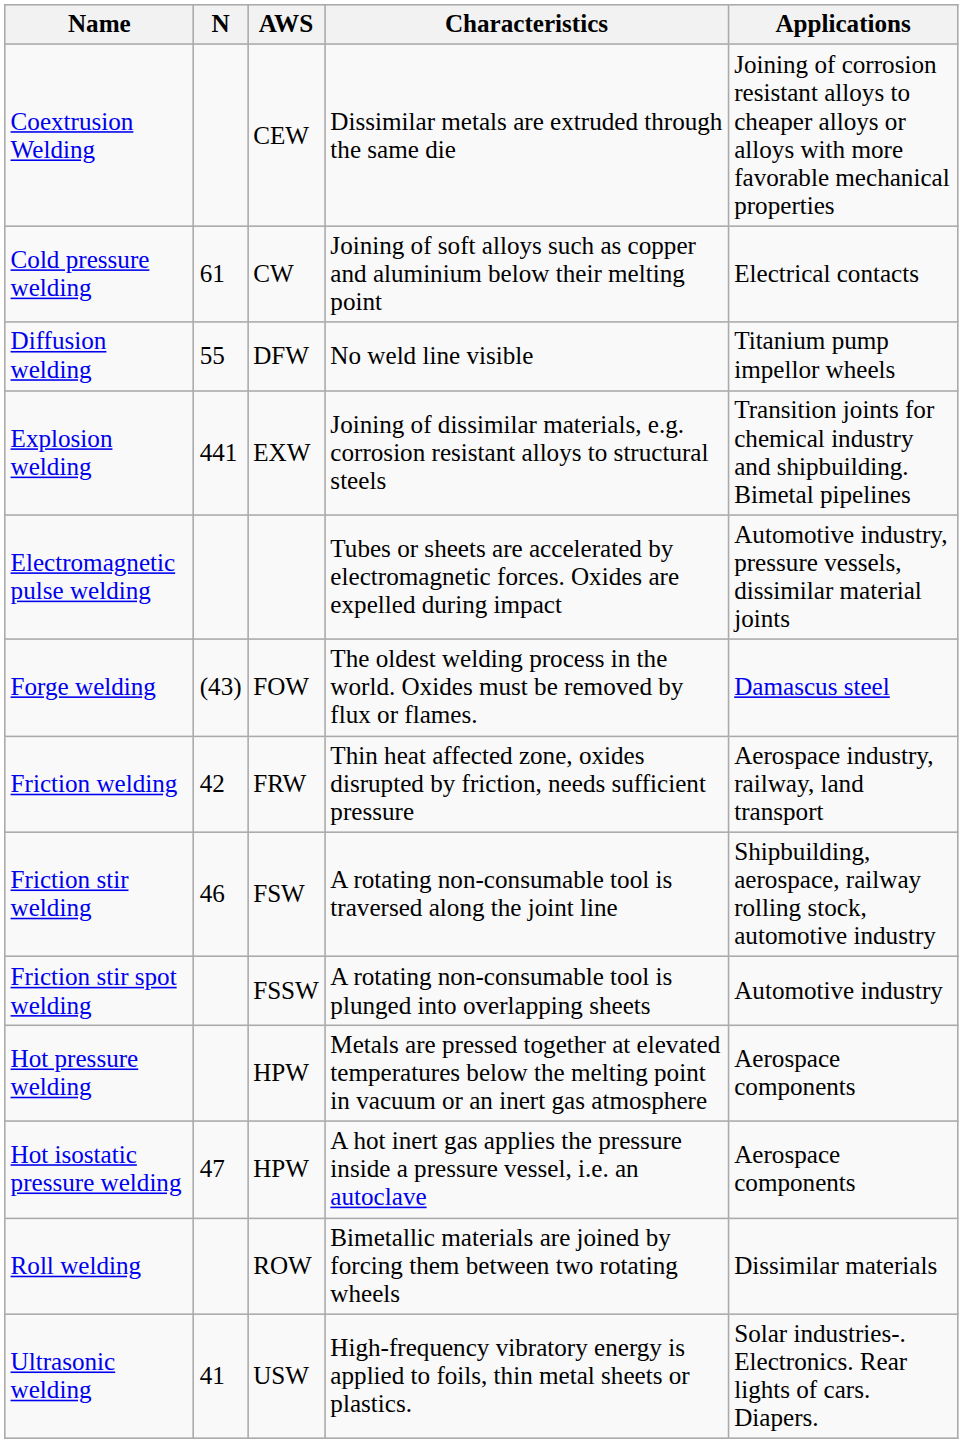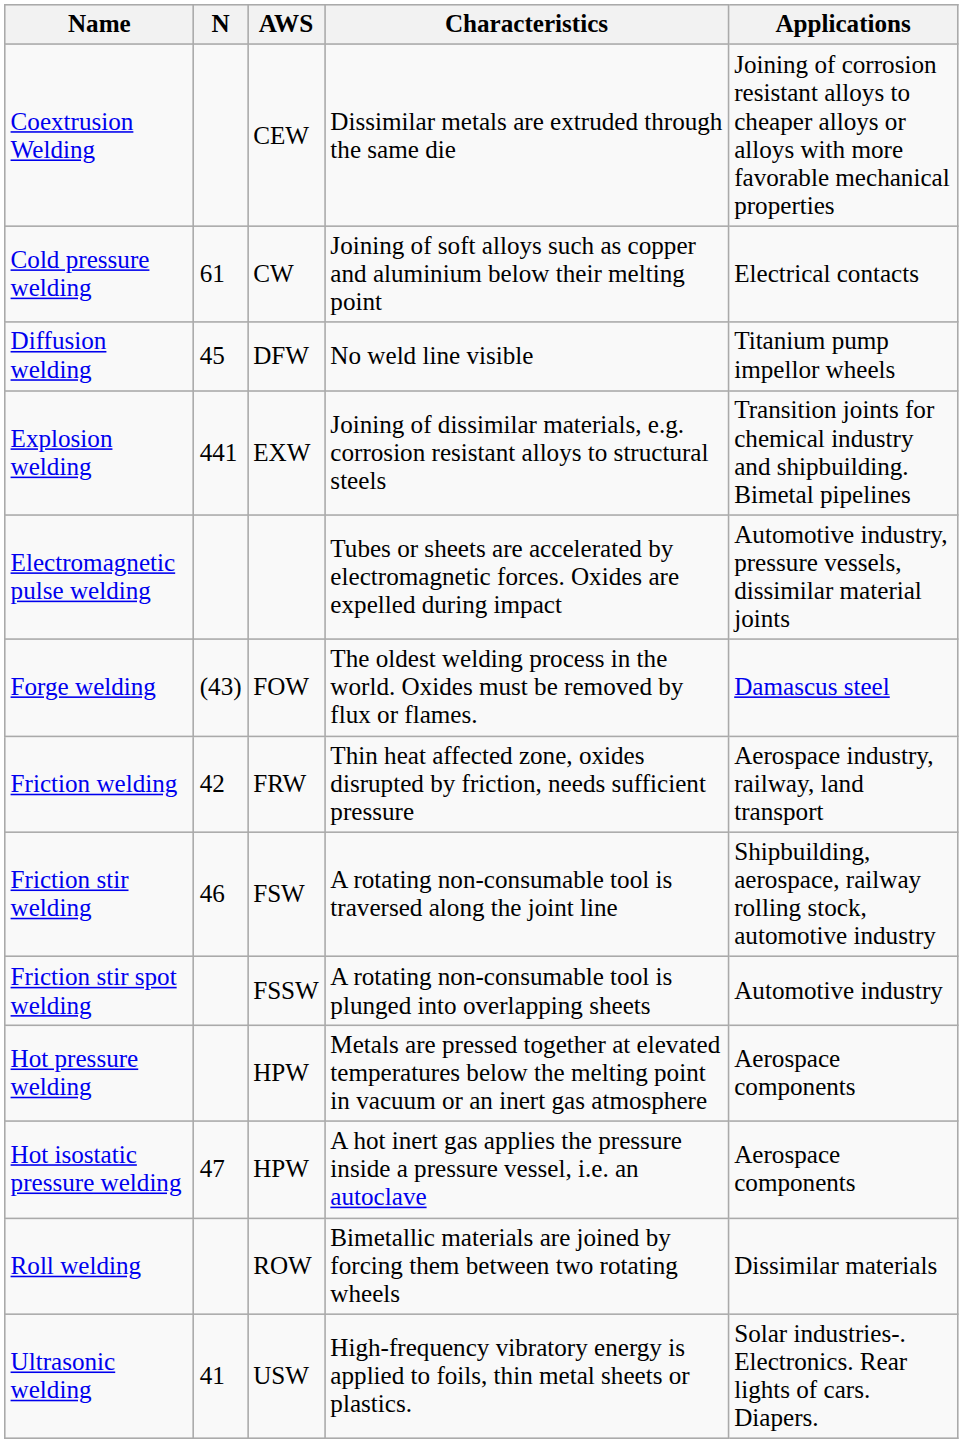(212, 355) 55 -> (212, 355) 45
